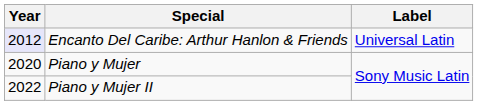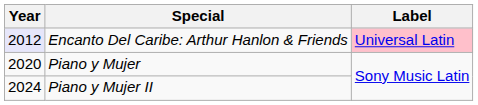(405, 40) no background -> (405, 40) pink background
(25, 87) 2022 -> (25, 87) 2024
